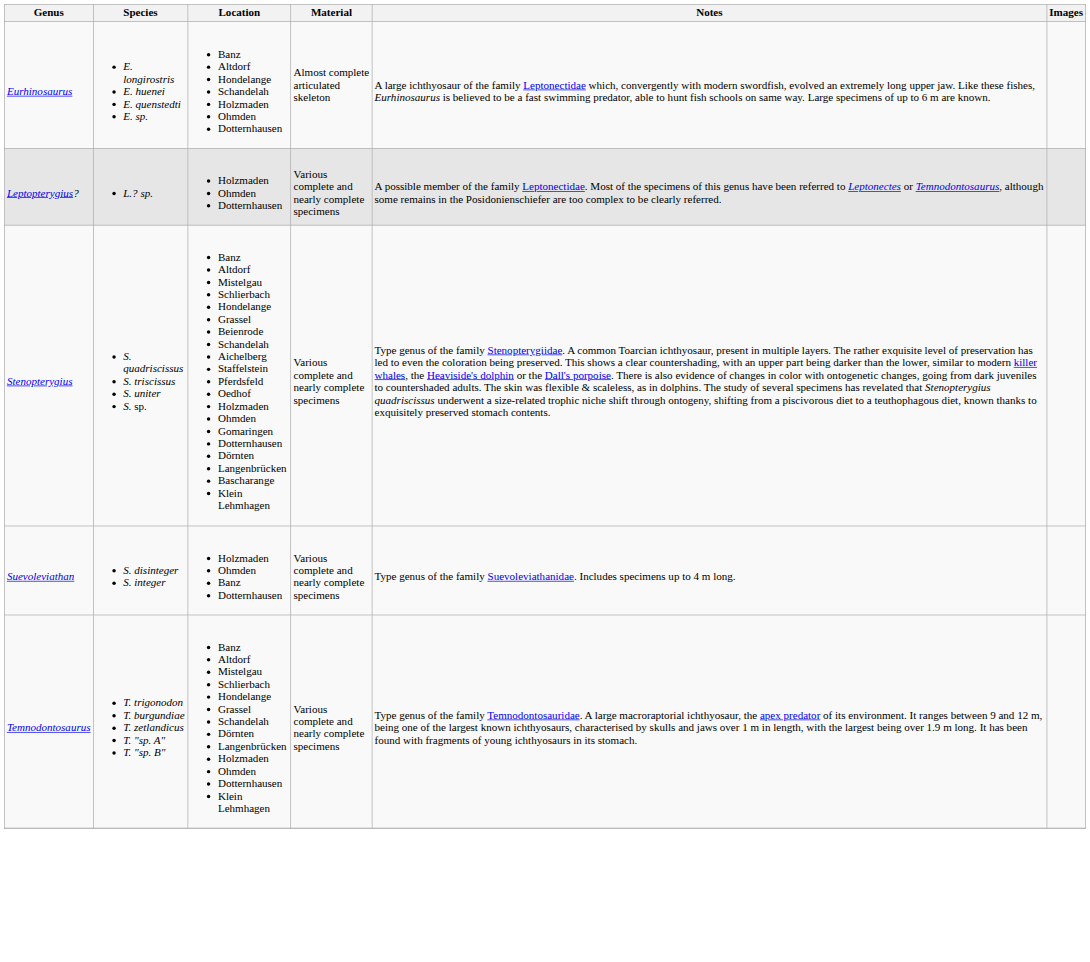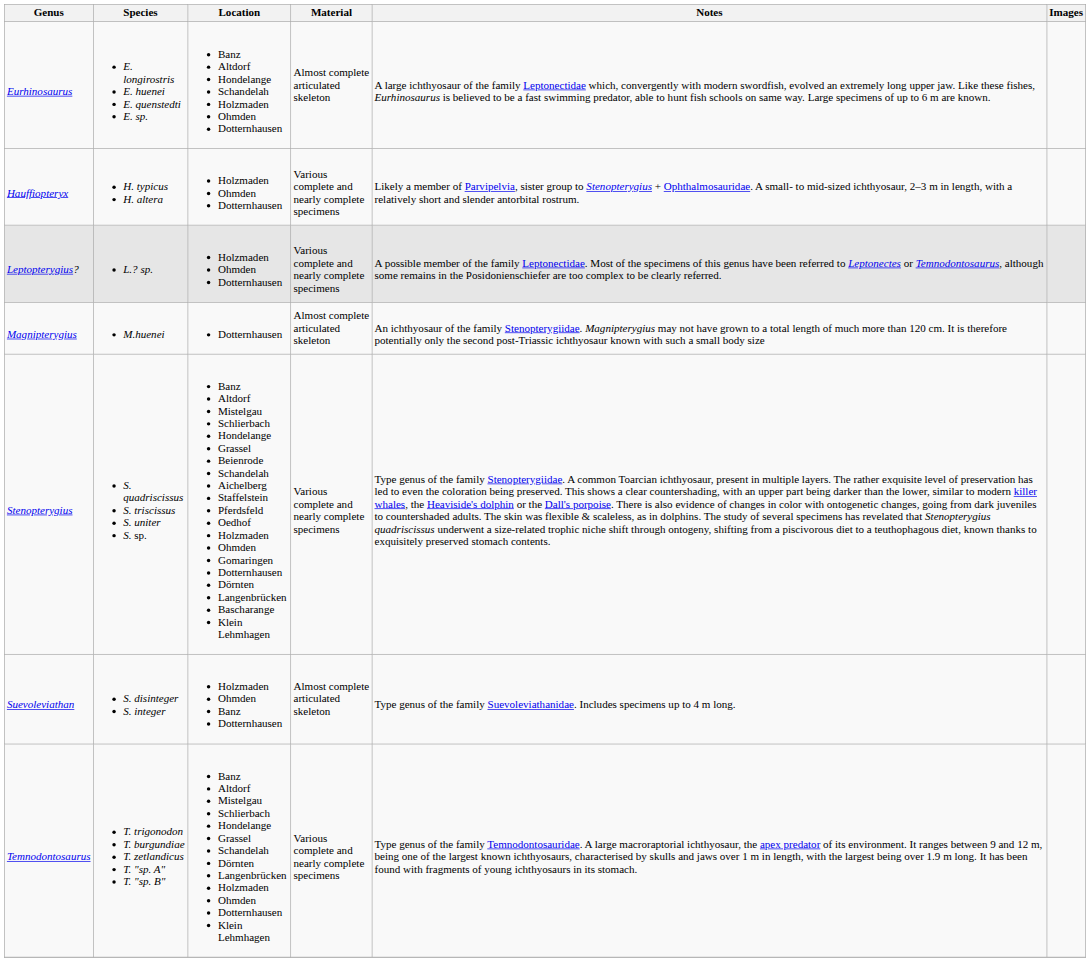+ row: (38, 193)
+ row: (42, 334)
(329, 576) Various complete and nearly complete specimens -> (331, 699) Almost complete articulated skeleton
